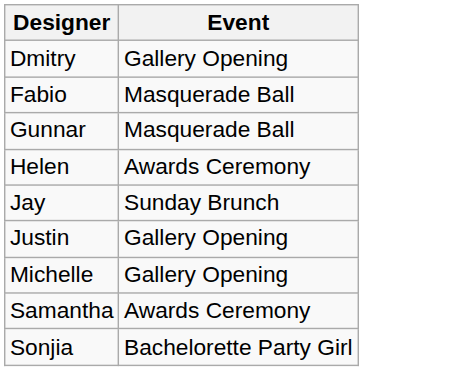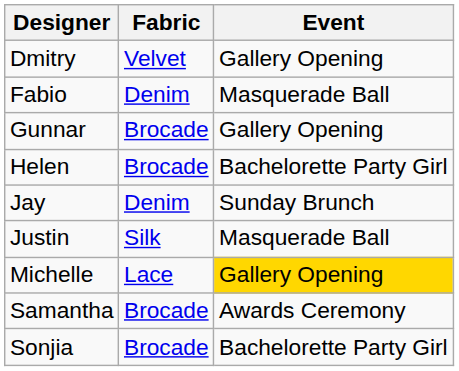+ column: (166, 22)
(209, 130) Masquerade Ball -> (301, 130) Gallery Opening
(217, 166) Awards Ceremony -> (333, 166) Bachelorette Party Girl
(206, 238) Gallery Opening -> (304, 238) Masquerade Ball
(206, 274) no background -> (301, 274) gold background
